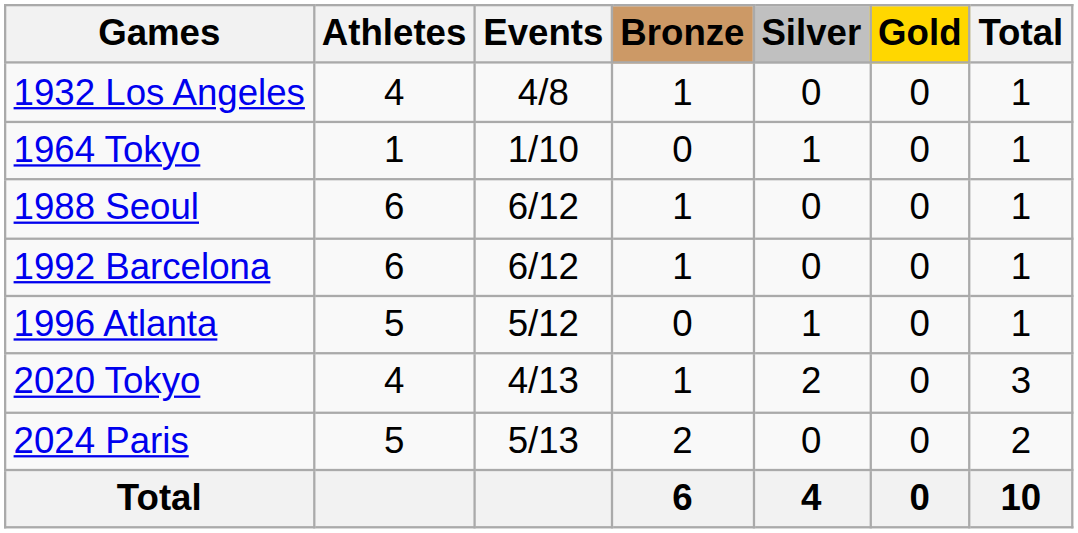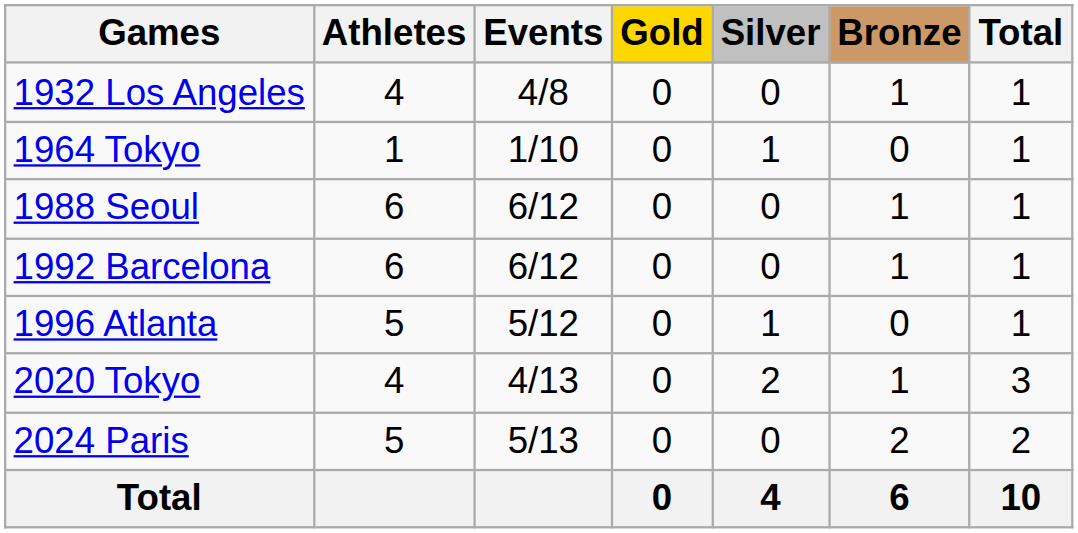columns swapped: (920, 33) <-> (682, 33)
